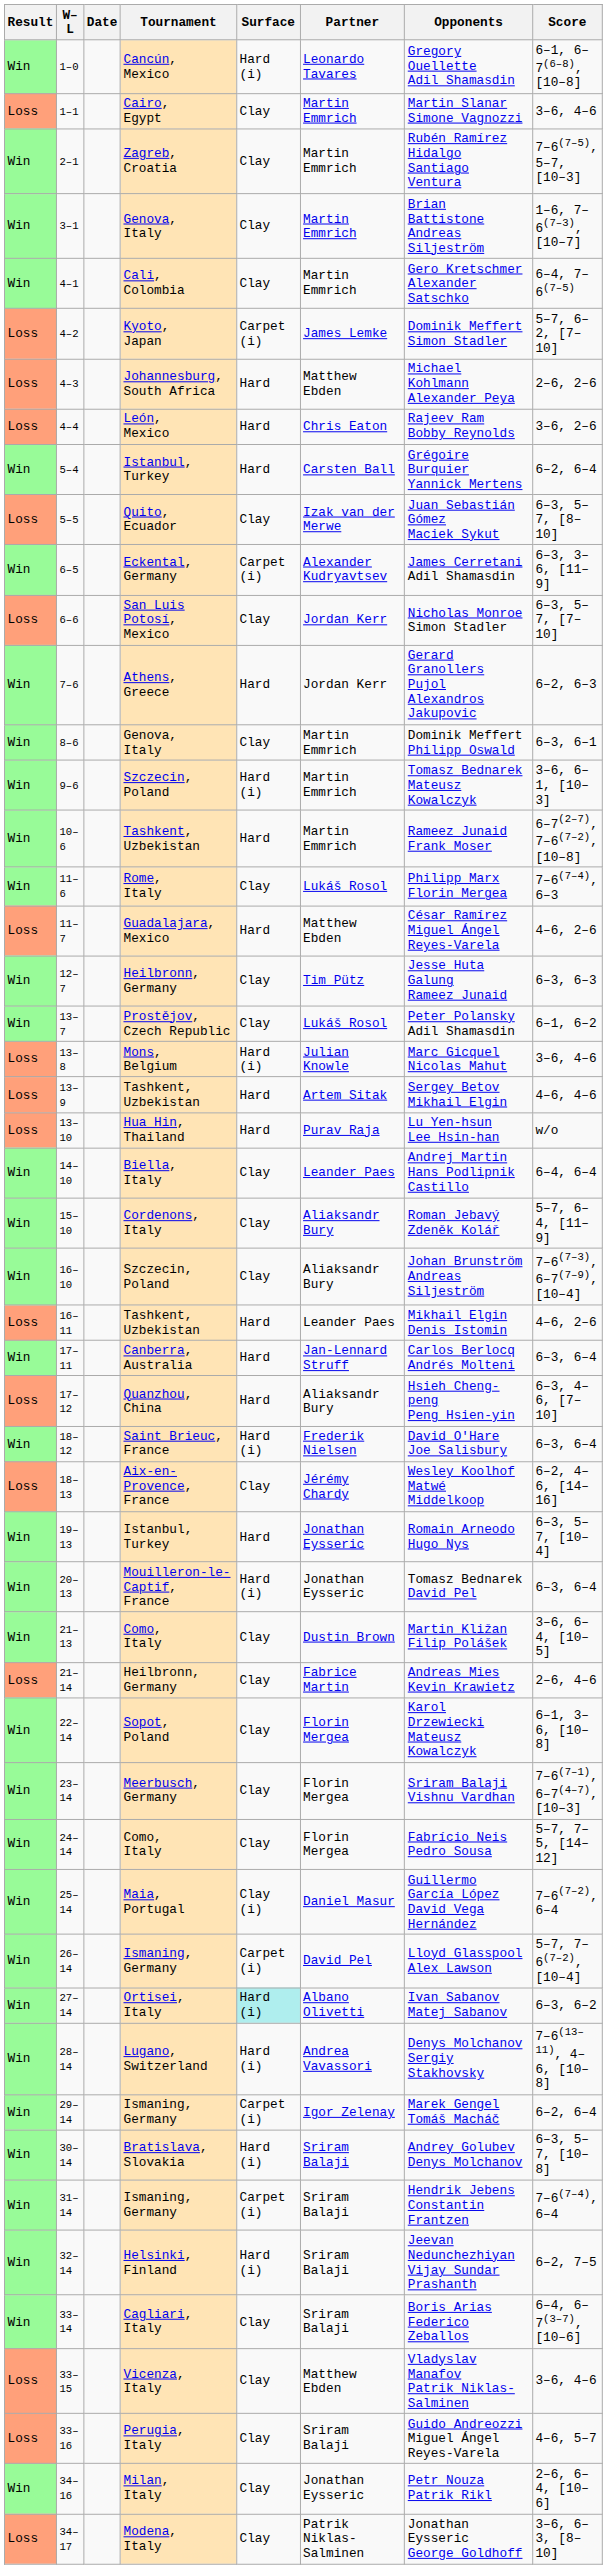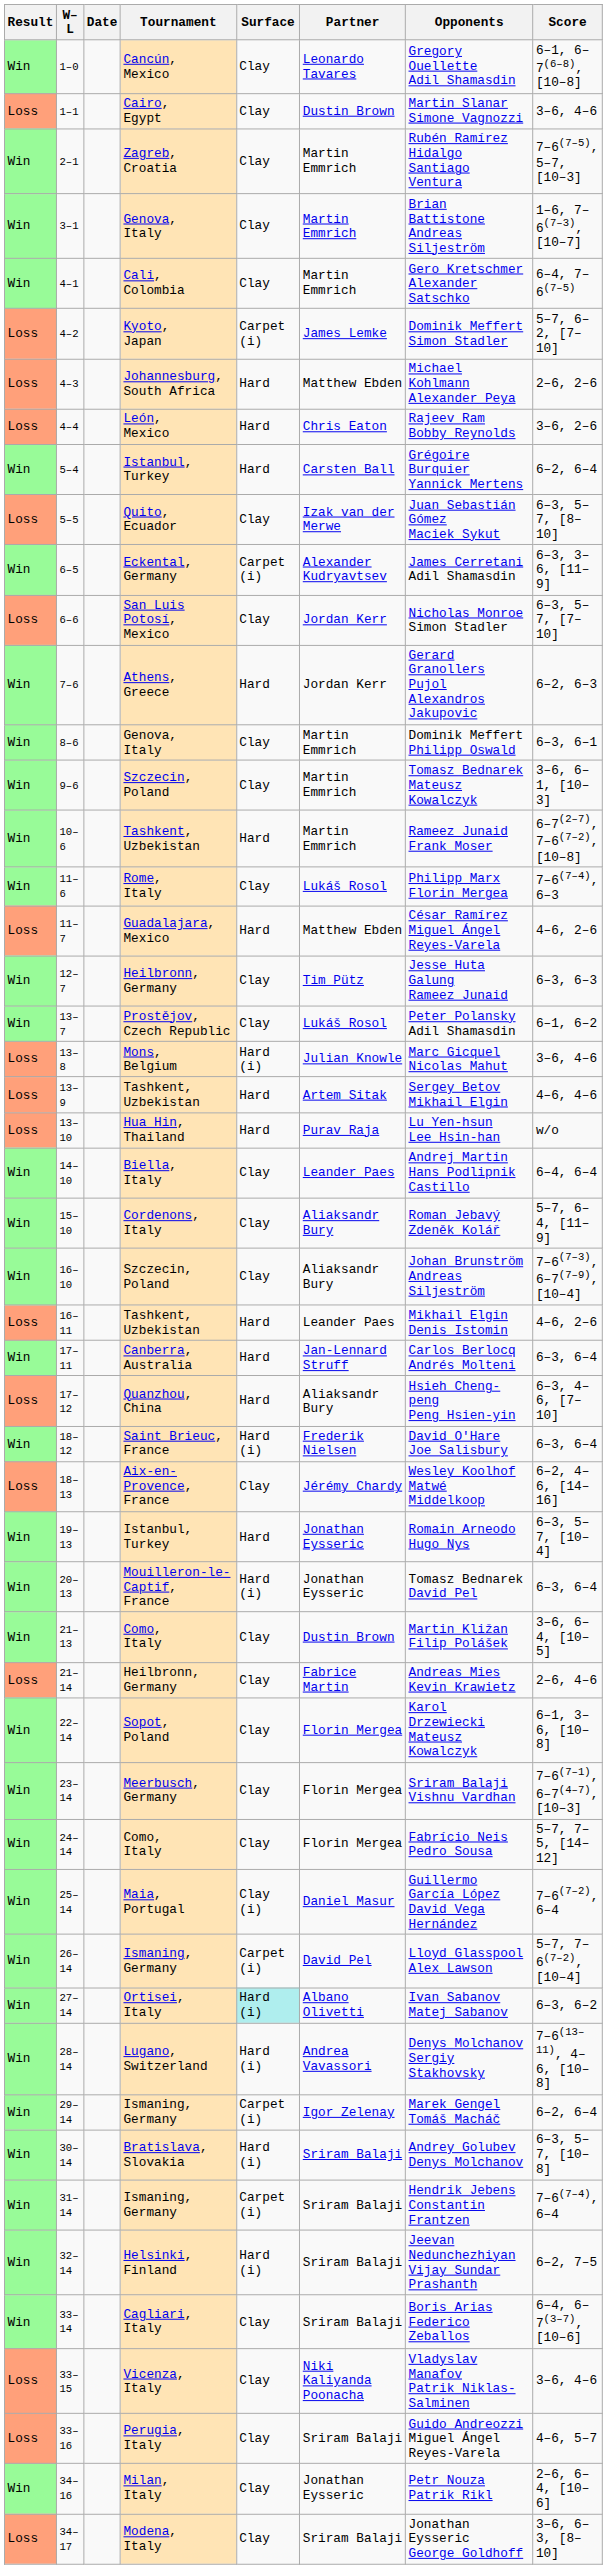(255, 67) Hard (i) -> (255, 67) Clay
(330, 111) Martin Emmrich -> (349, 111) Dustin Brown
(255, 785) Hard (i) -> (255, 785) Clay
(330, 2381) Matthew Ebden -> (337, 2381) Niki Kaliyanda Poonacha
(334, 2539) Patrik Niklas-Salminen -> (352, 2539) Sriram Balaji
